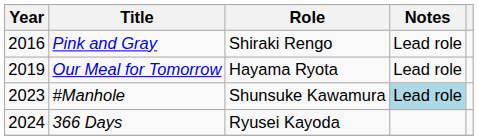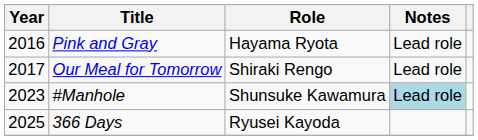(281, 43) Shiraki Rengo -> (283, 43) Hayama Ryota
(27, 69) 2019 -> (27, 69) 2017
(283, 69) Hayama Ryota -> (281, 69) Shiraki Rengo
(27, 122) 2024 -> (27, 122) 2025
